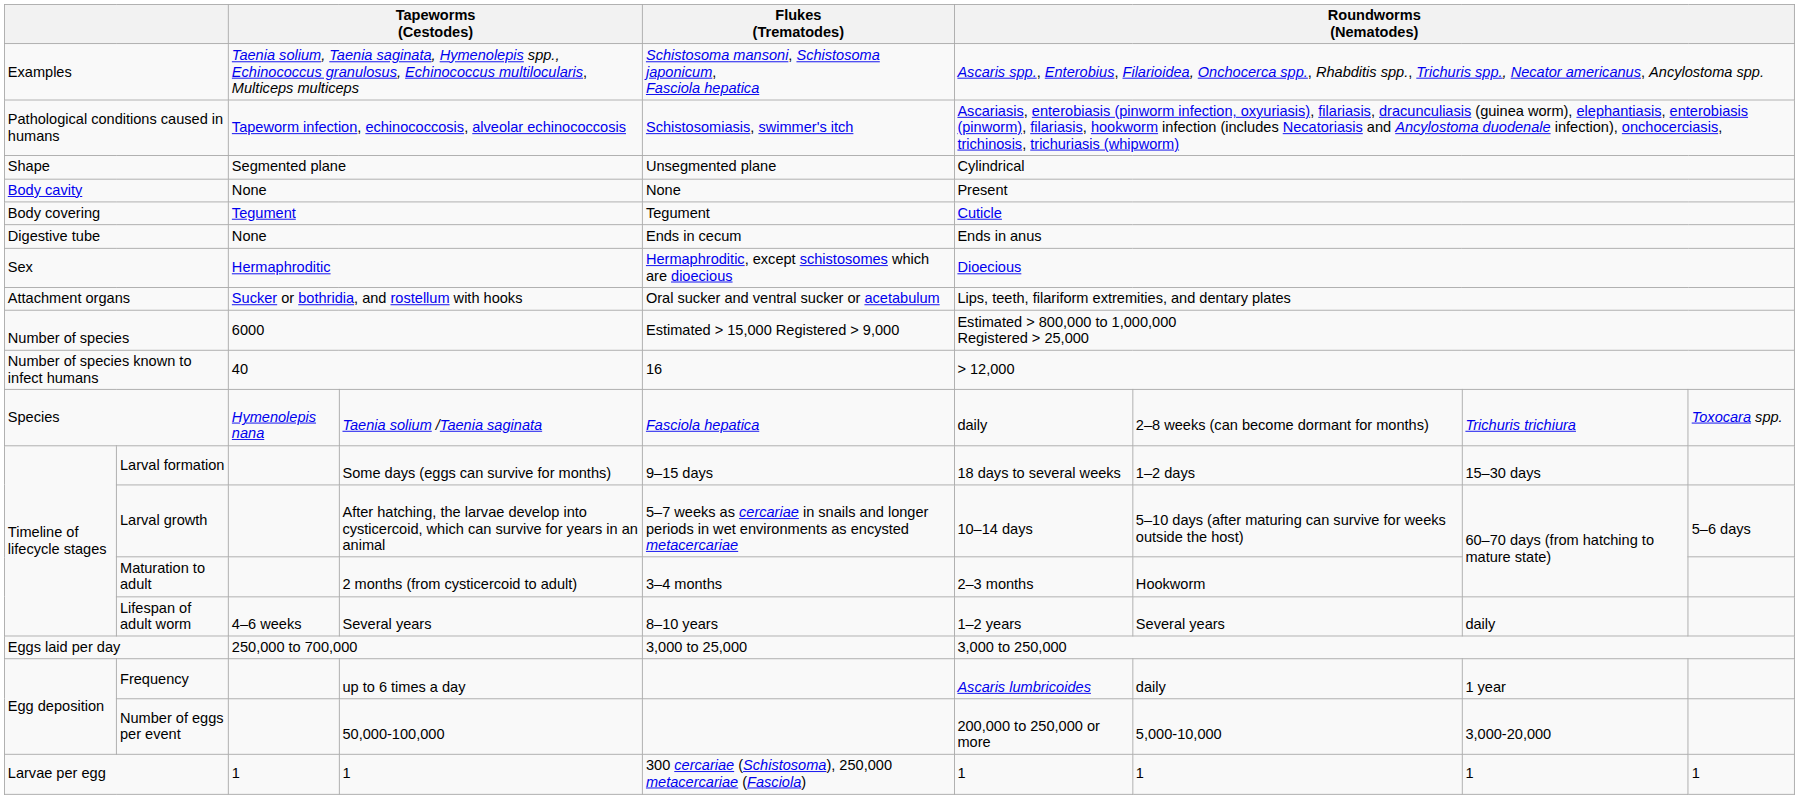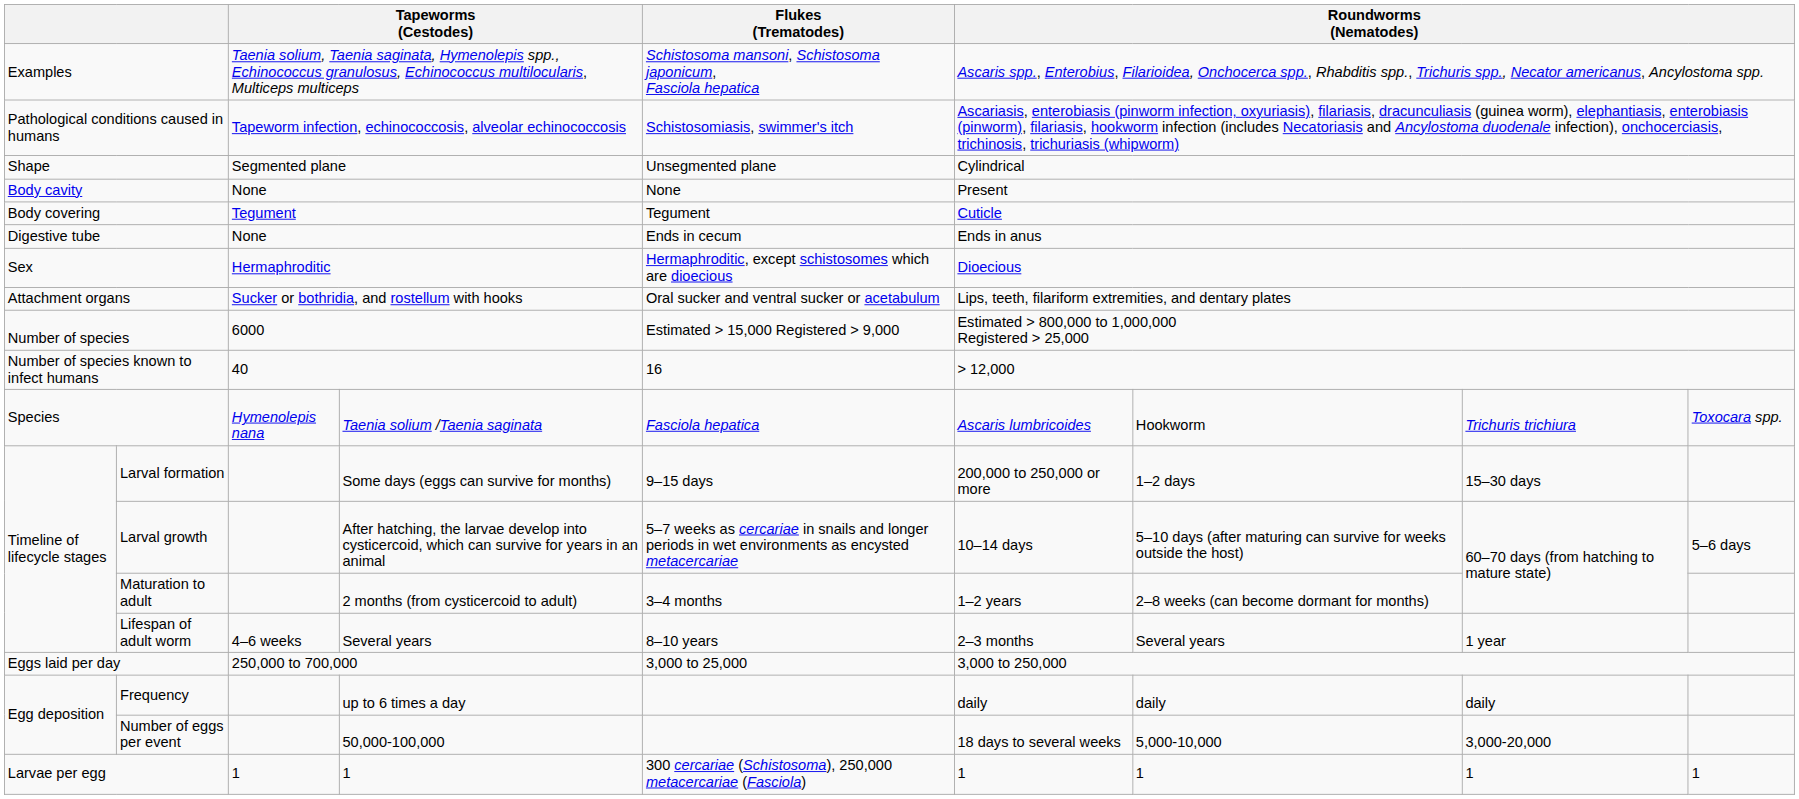(972, 425) daily -> (1024, 425) Ascaris lumbricoides
(1282, 425) 2–8 weeks (can become dormant for months) -> (1171, 425) Hookworm
(1039, 473) 18 days to several weeks -> (1029, 481) 200,000 to 250,000 or more
(995, 585) 2–3 months -> (989, 601) 1–2 years
(1171, 585) Hookworm -> (1282, 601) 2–8 weeks (can become dormant for months)
(989, 624) 1–2 years -> (995, 640) 2–3 months
(1480, 624) daily -> (1486, 640) 1 year
(1024, 687) Ascaris lumbricoides -> (972, 703) daily
(1486, 687) 1 year -> (1480, 703) daily
(1029, 734) 200,000 to 250,000 or more -> (1039, 742) 18 days to several weeks
